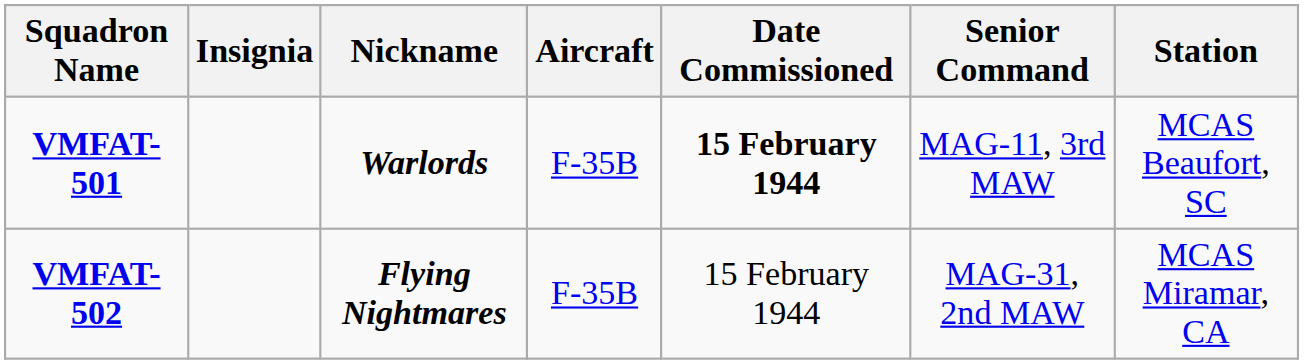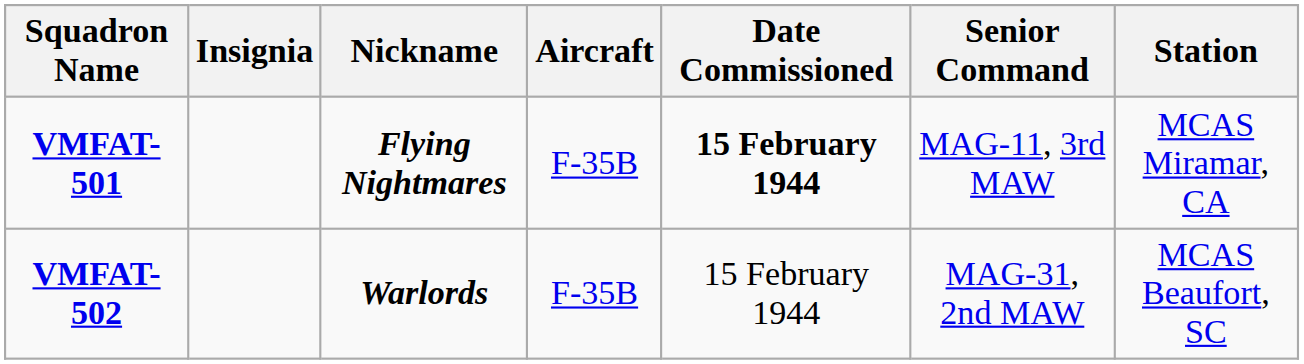(424, 162) Warlords -> (424, 162) Flying Nightmares
(1206, 162) MCAS Beaufort, SC -> (1206, 162) MCAS Miramar, CA
(424, 292) Flying Nightmares -> (424, 292) Warlords
(1206, 292) MCAS Miramar, CA -> (1206, 292) MCAS Beaufort, SC
